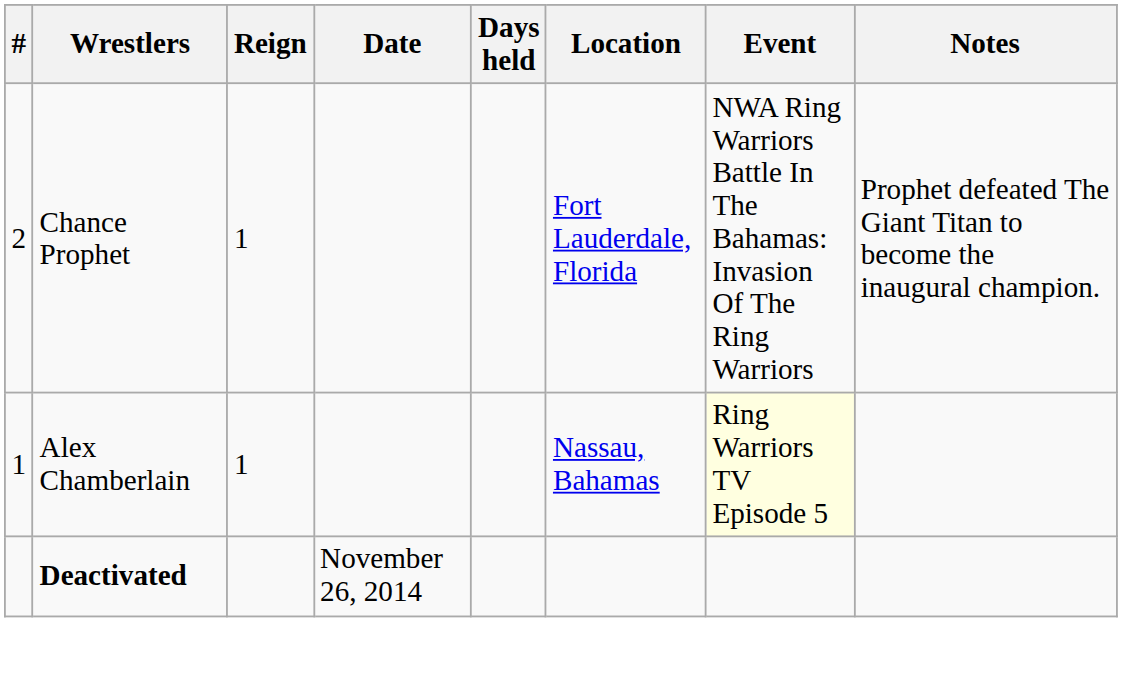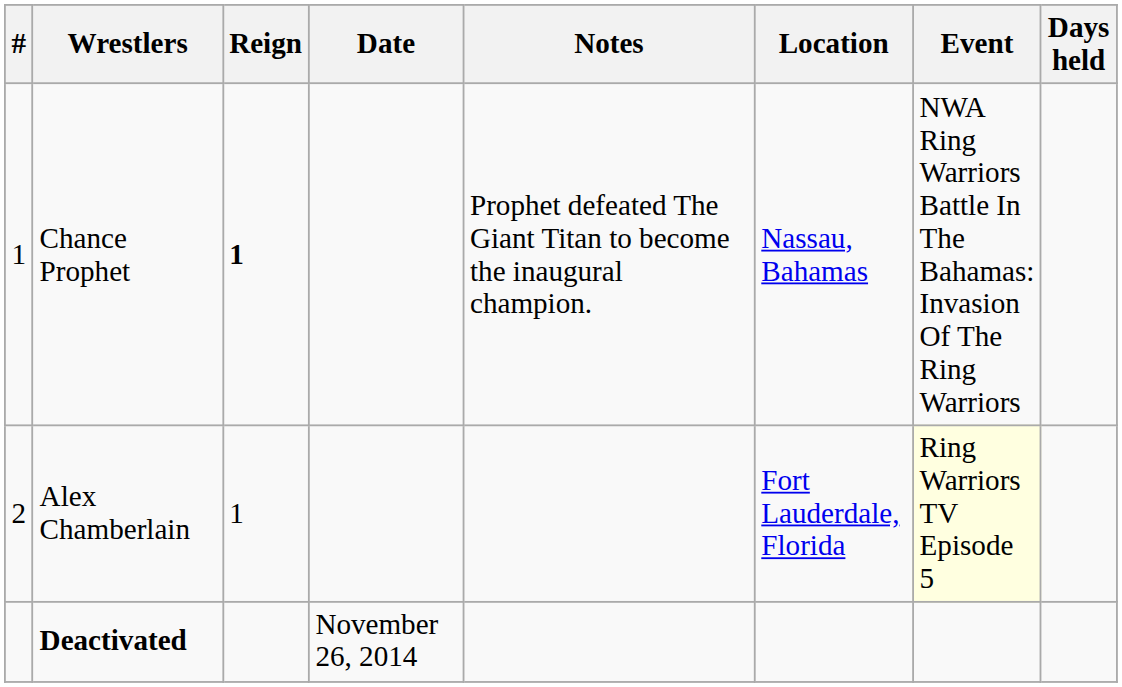columns swapped: (509, 43) <-> (985, 43)
(19, 237) 2 -> (19, 253) 1
(241, 237) normal -> (236, 253) bold
(622, 237) Fort Lauderdale, Florida -> (815, 253) Nassau, Bahamas
(19, 463) 1 -> (19, 513) 2
(606, 463) Nassau, Bahamas -> (830, 513) Fort Lauderdale, Florida
